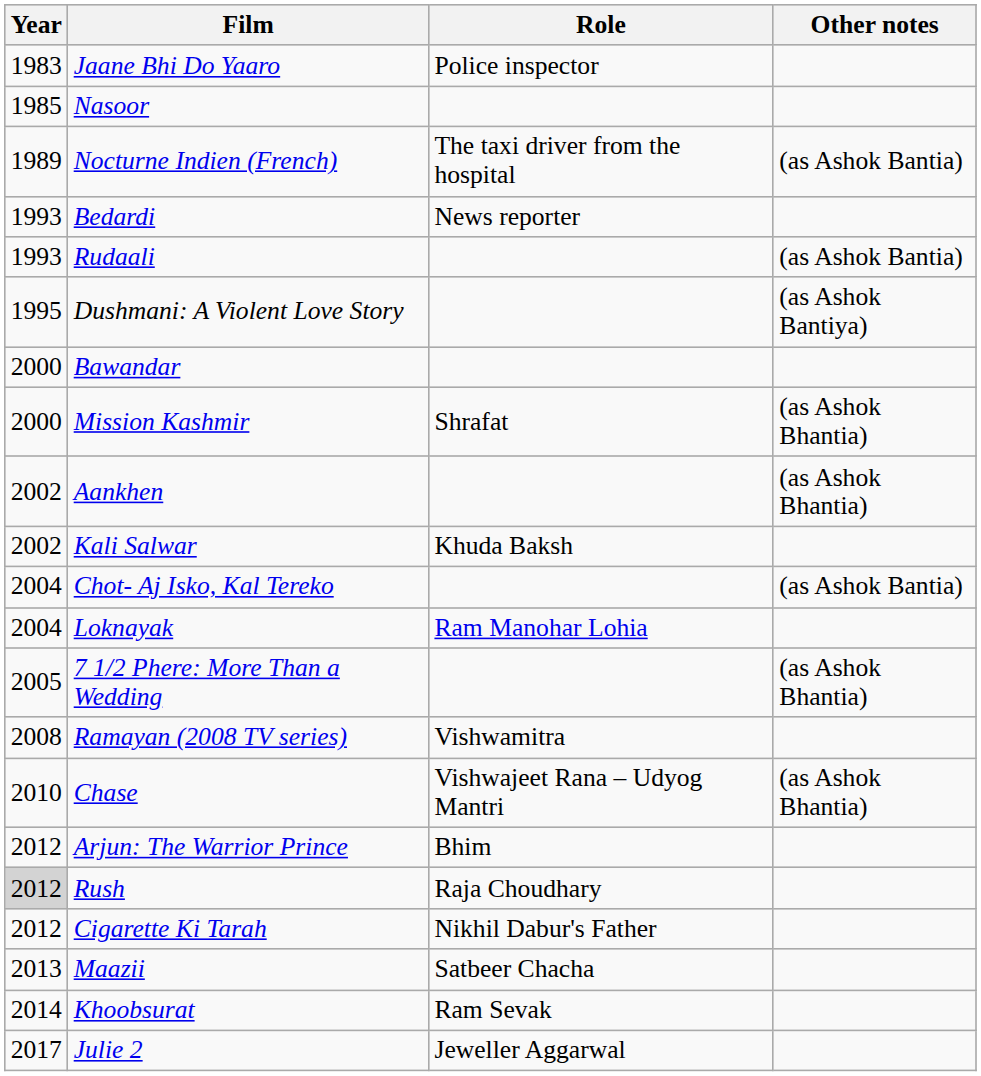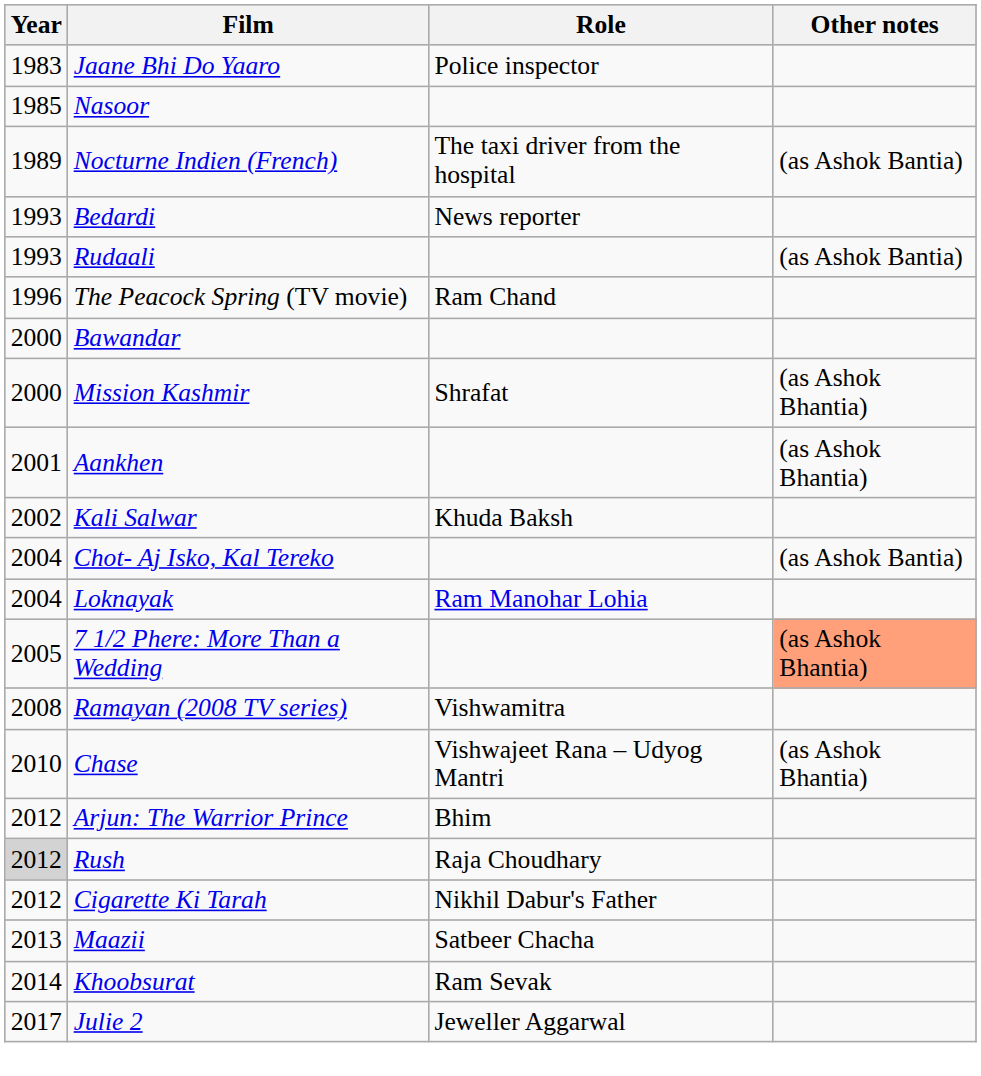- row: (239, 311)
+ row: (241, 297)
(36, 490) 2002 -> (36, 462) 2001
(830, 682) no background -> (830, 653) lightsalmon background
